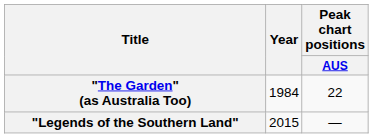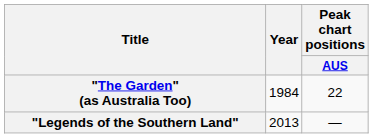(284, 122) 2015 -> (284, 122) 2013
